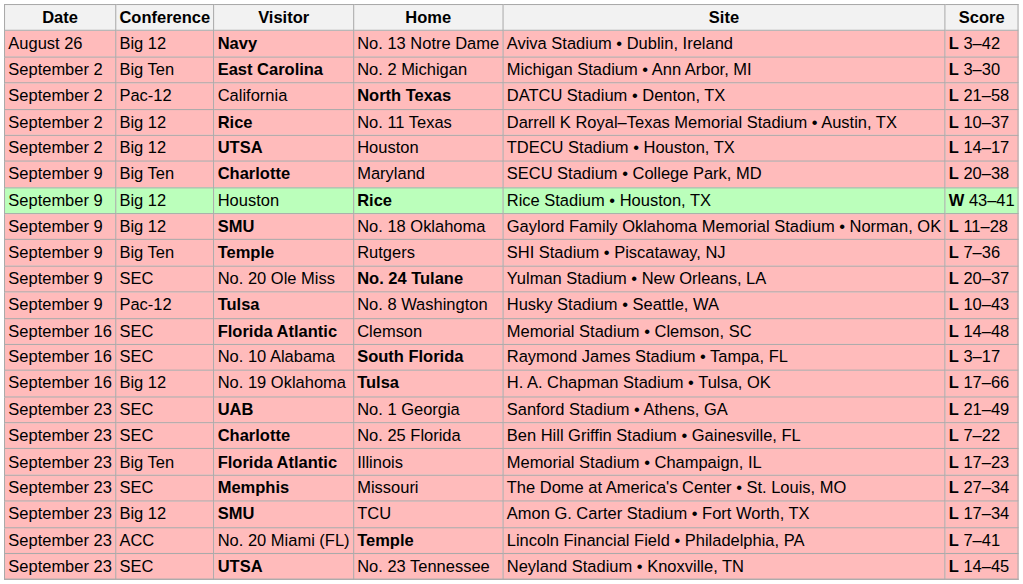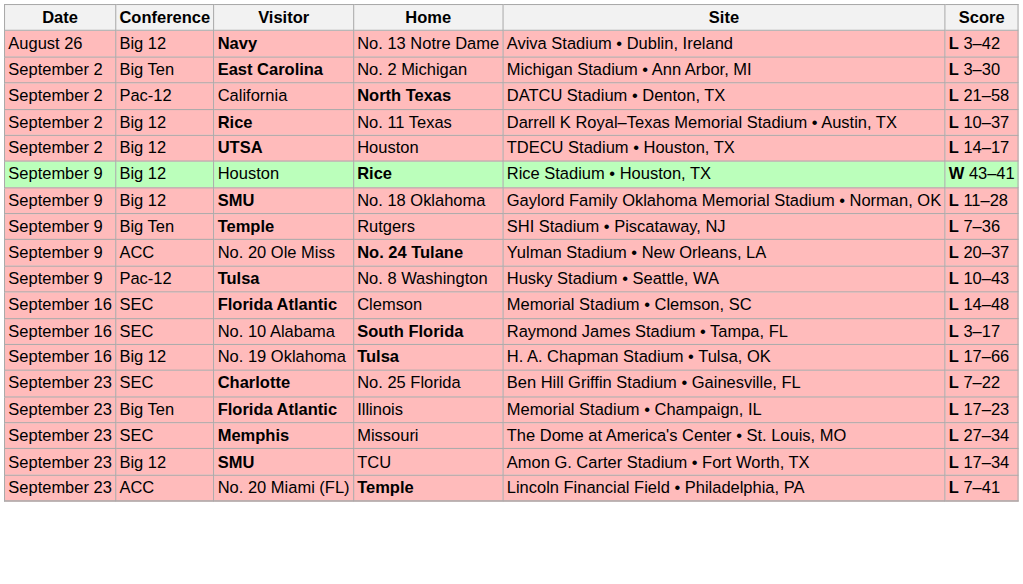- row: (391, 174)
(136, 278) SEC -> (137, 252) ACC
- row: (408, 409)
- row: (423, 566)
